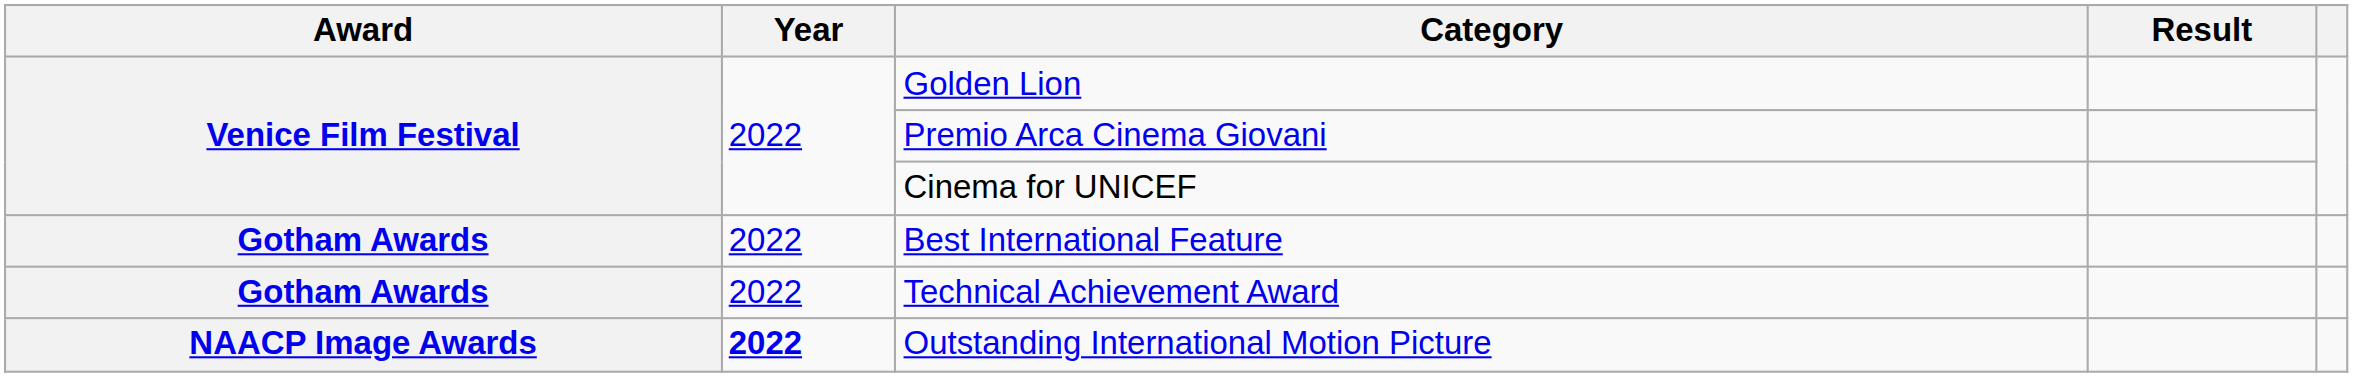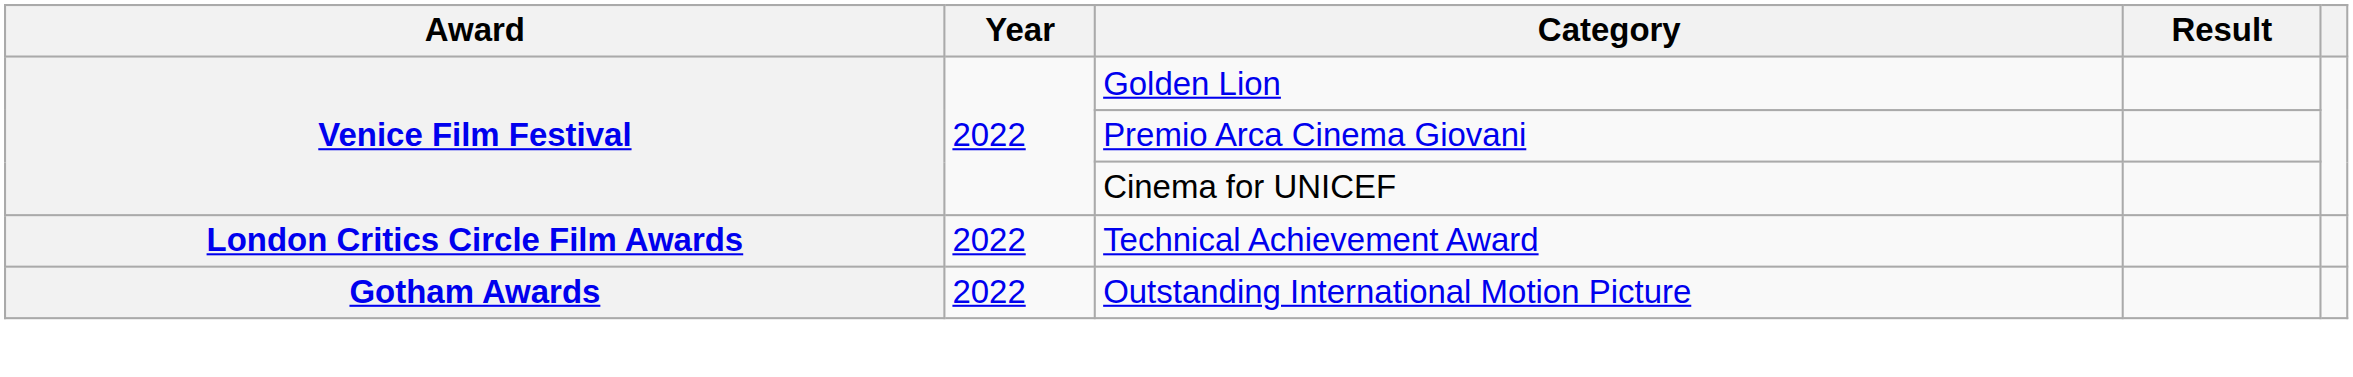- row: (1093, 239)
(363, 291) Gotham Awards -> (475, 239) London Critics Circle Film Awards
(363, 344) NAACP Image Awards -> (475, 291) Gotham Awards
(765, 344) bold -> (989, 291) normal
